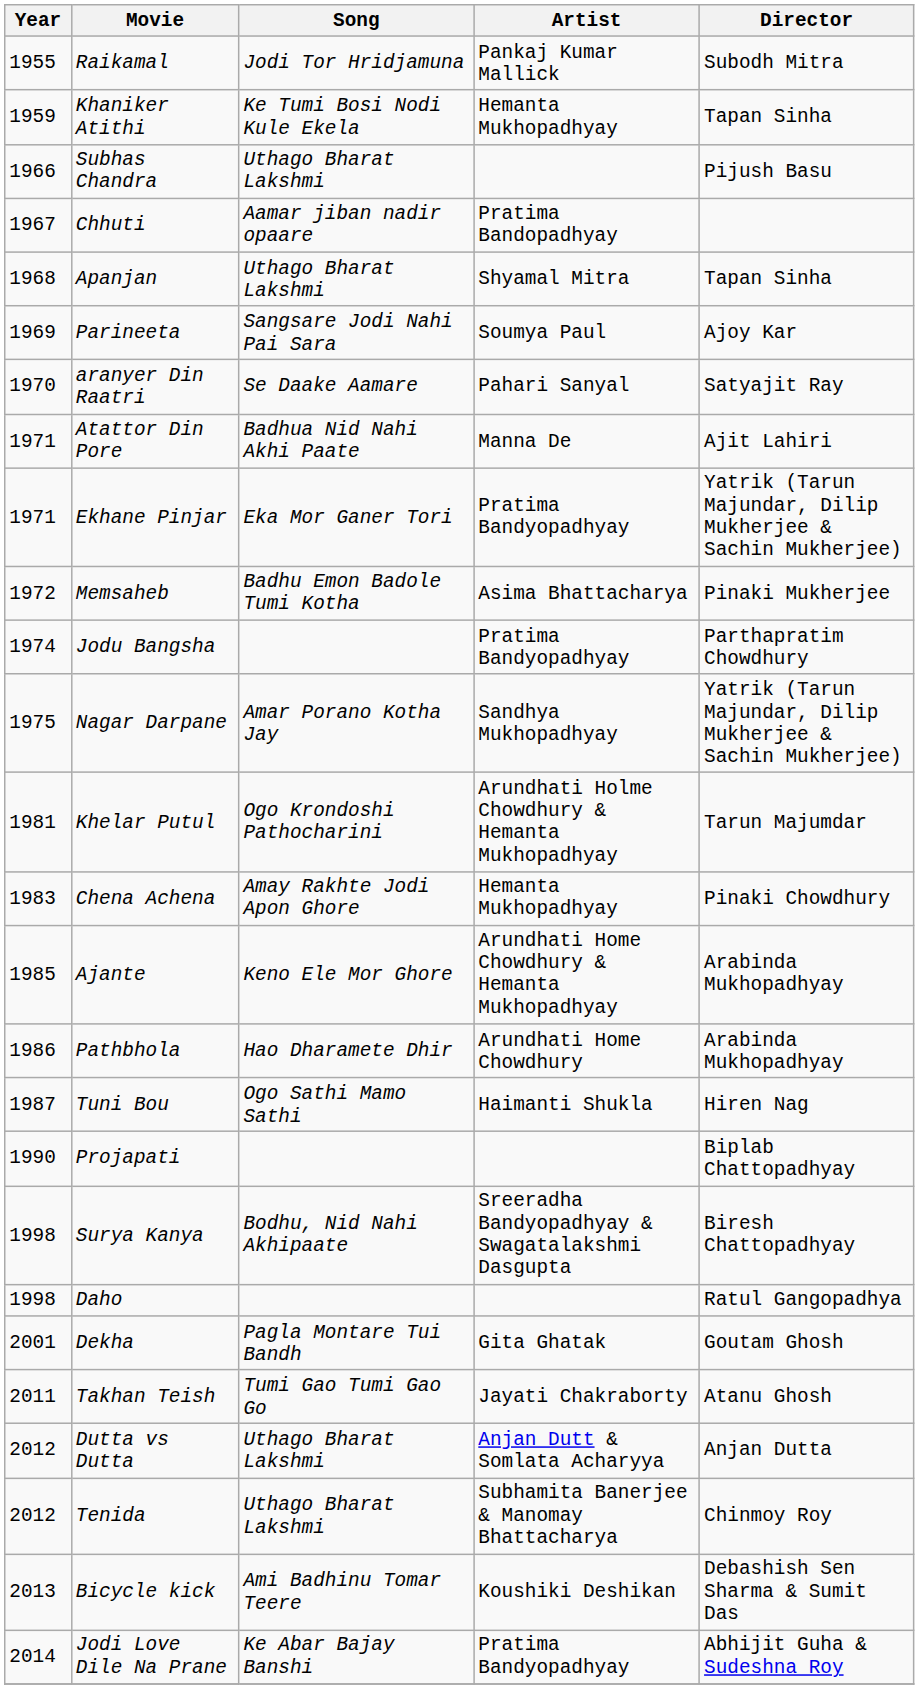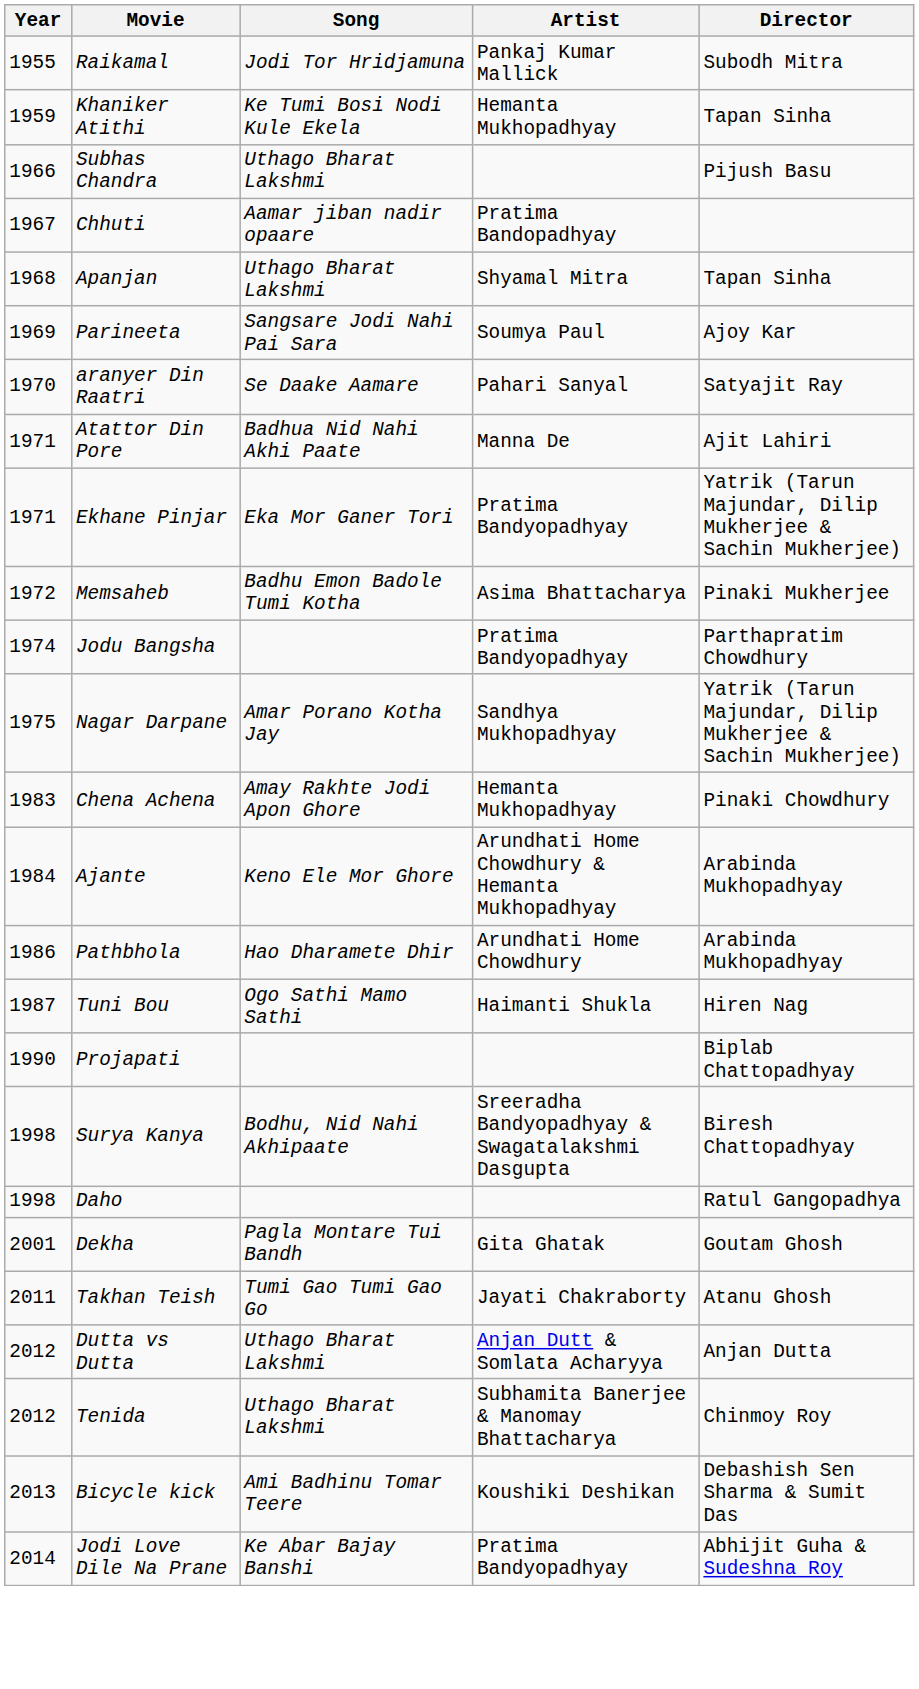- row: (146, 822)
(33, 975) 1985 -> (33, 876) 1984
